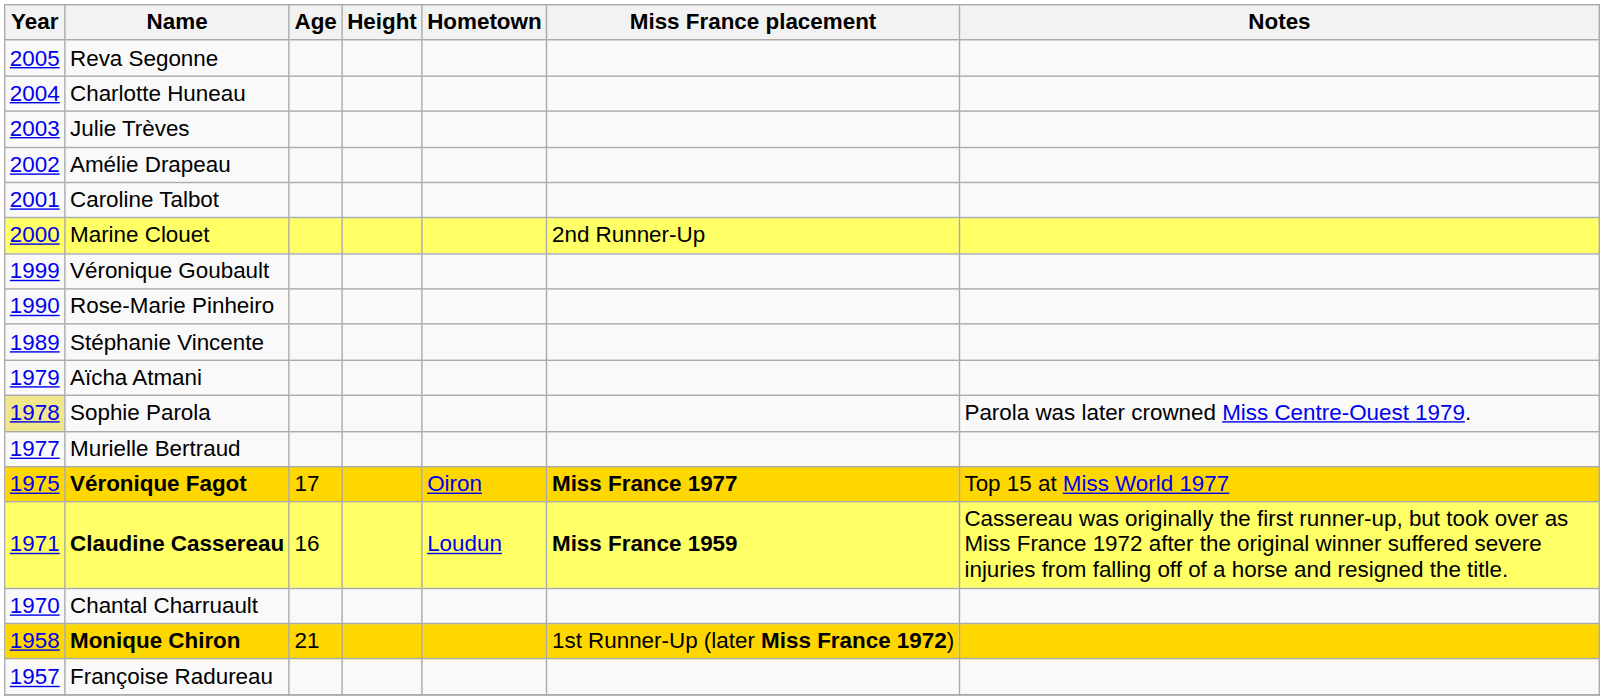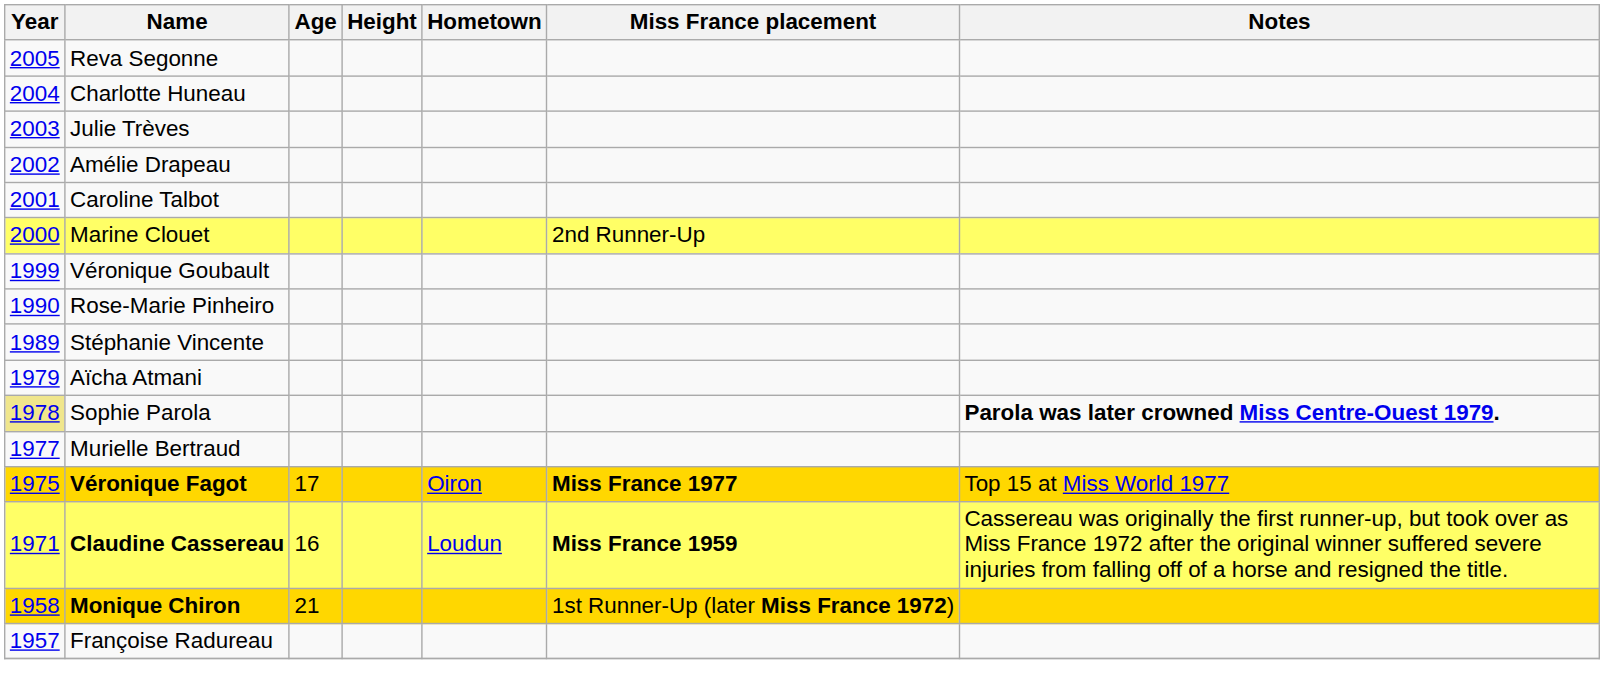(1218, 413) normal -> (1232, 413) bold
- row: (164, 605)
